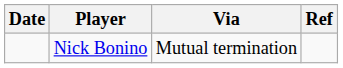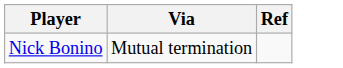- column: (27, 18)
